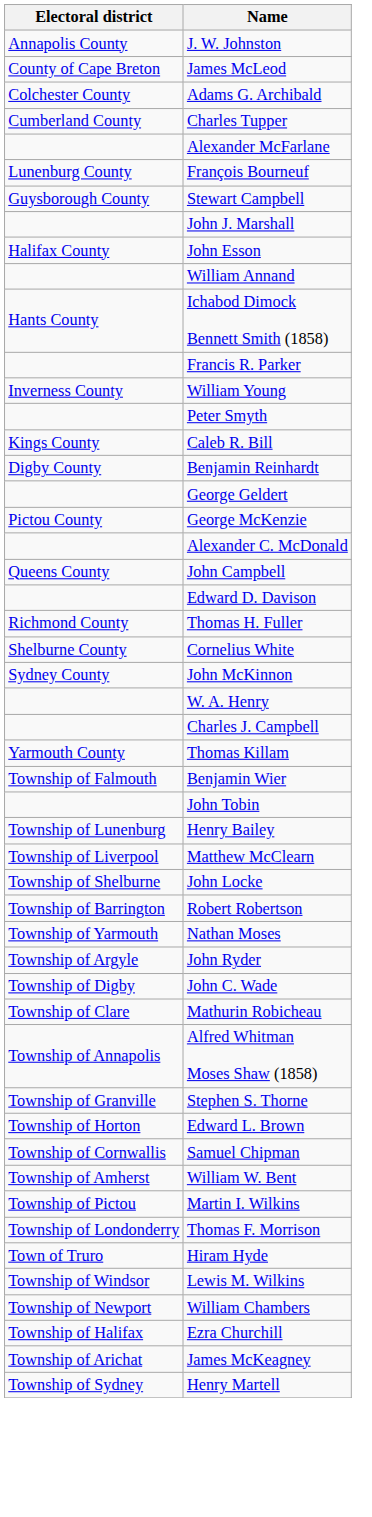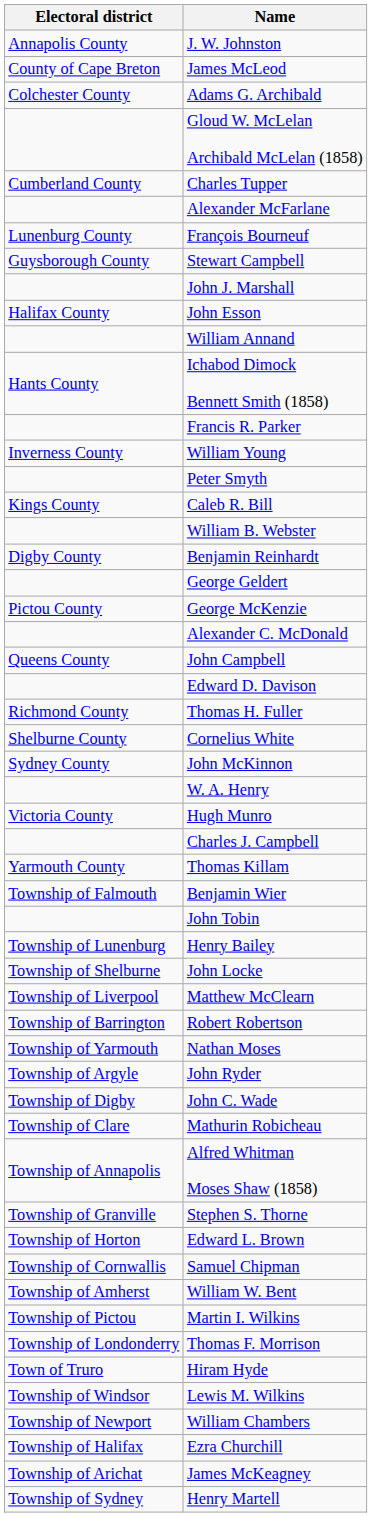+ row: (275, 139)
+ row: (251, 530)
+ row: (229, 815)
rows swapped: (251, 856) <-> (225, 882)
